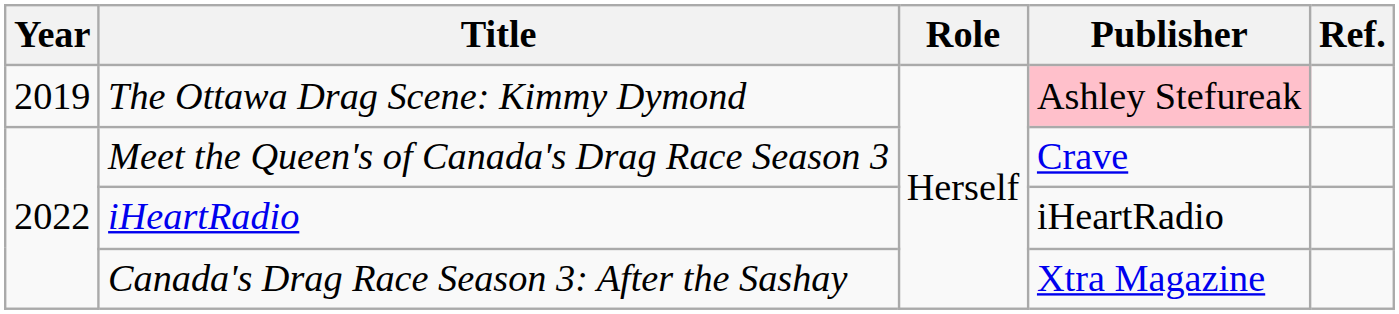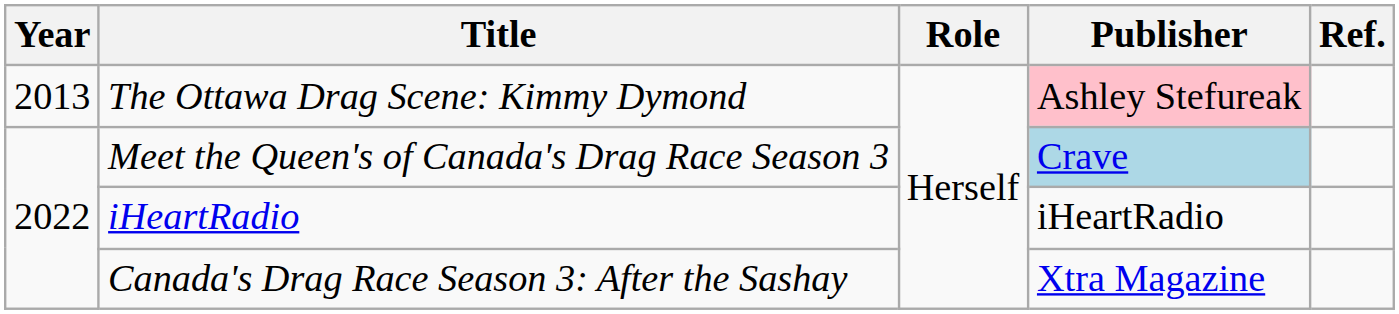(52, 95) 2019 -> (52, 95) 2013
(1083, 156) no background -> (1083, 156) lightblue background
